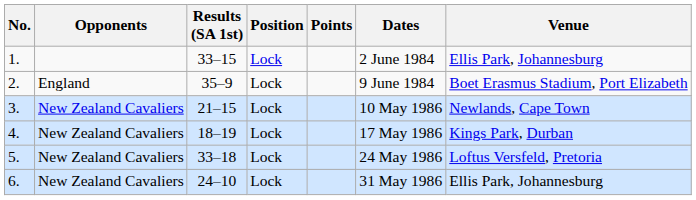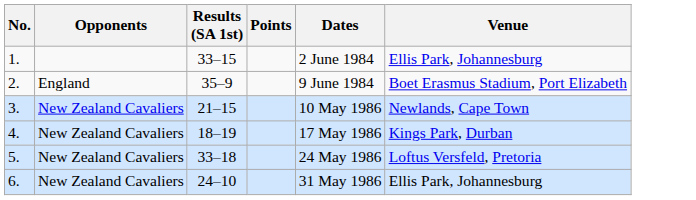- column: (277, 25)
